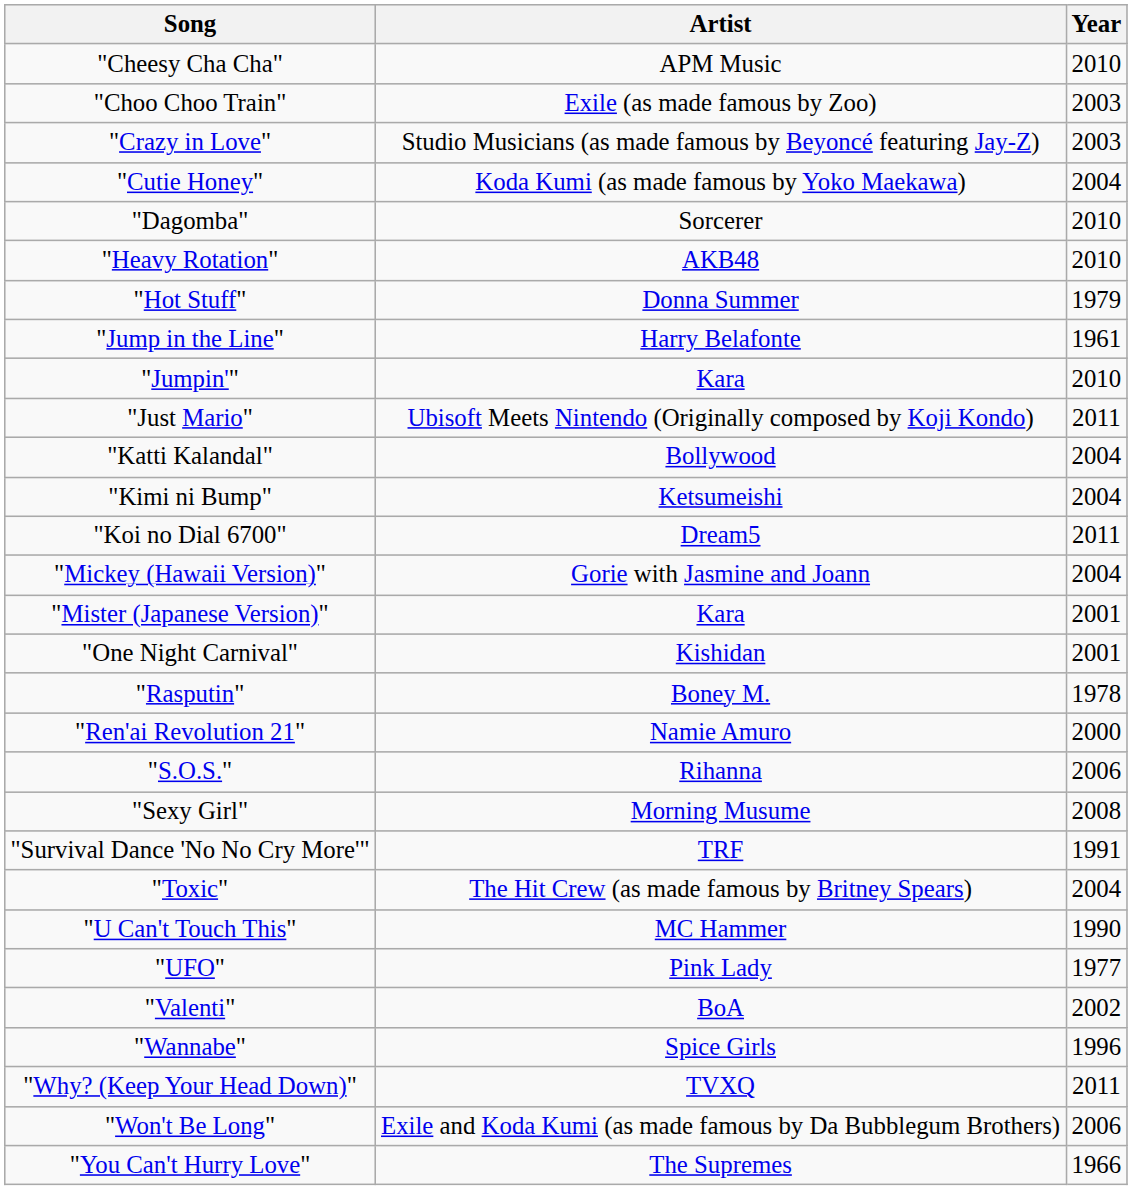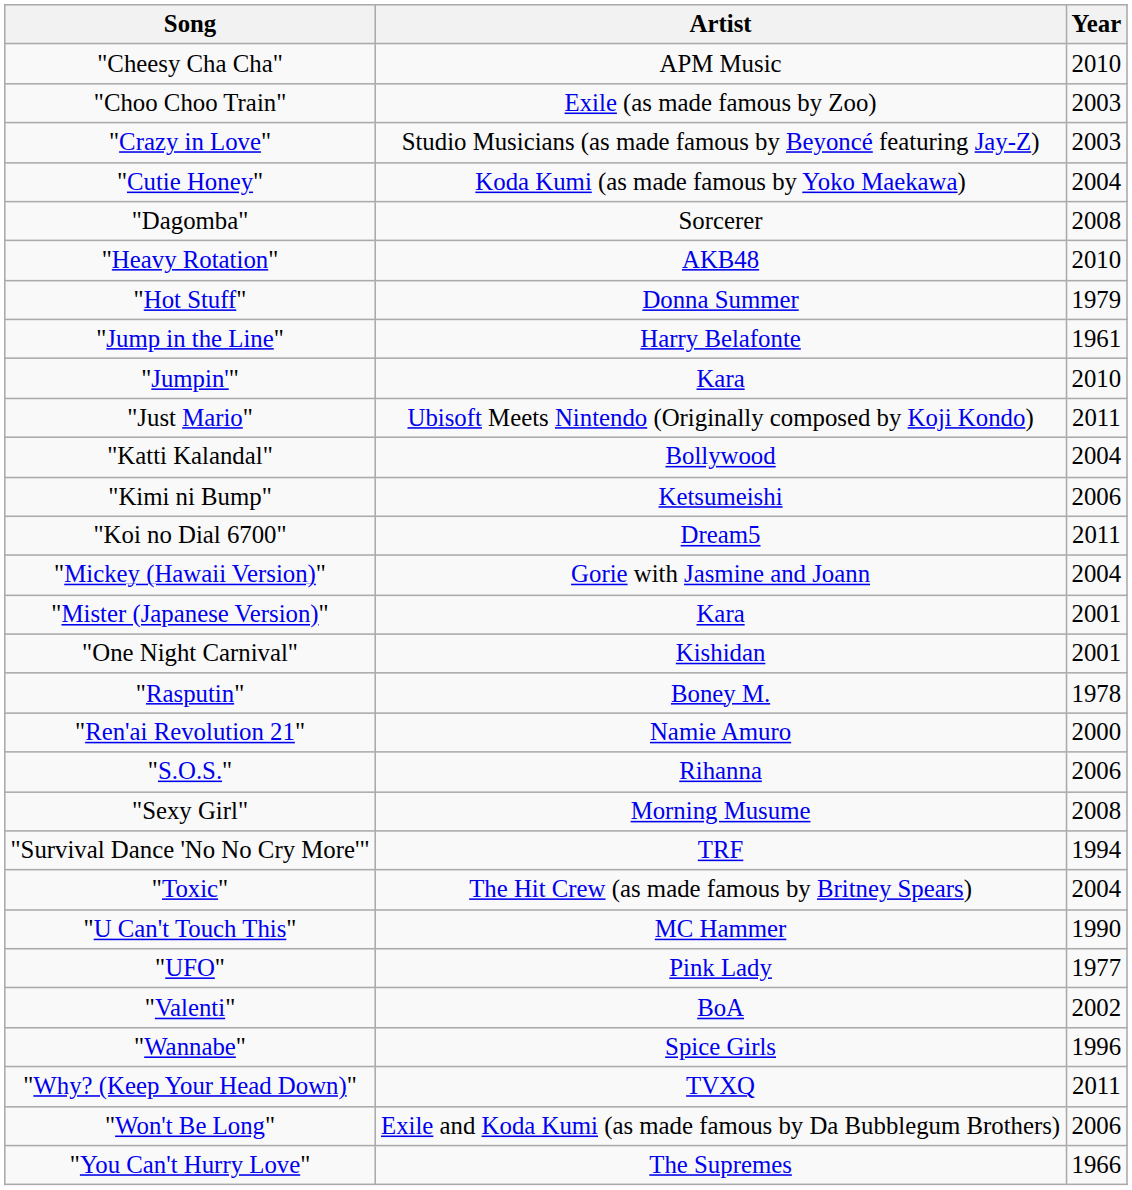(1096, 220) 2010 -> (1096, 220) 2008
(1096, 496) 2004 -> (1096, 496) 2006
(1096, 850) 1991 -> (1096, 850) 1994
